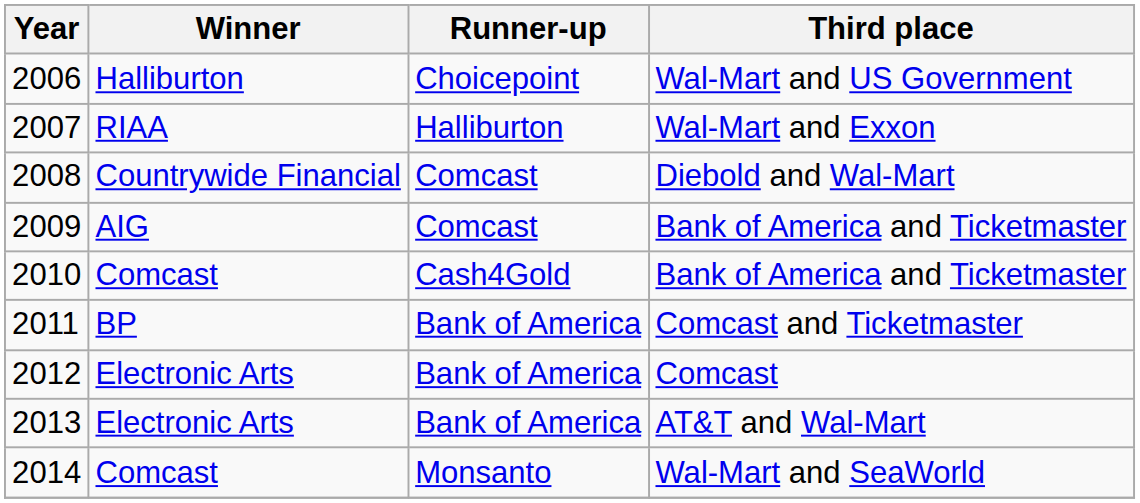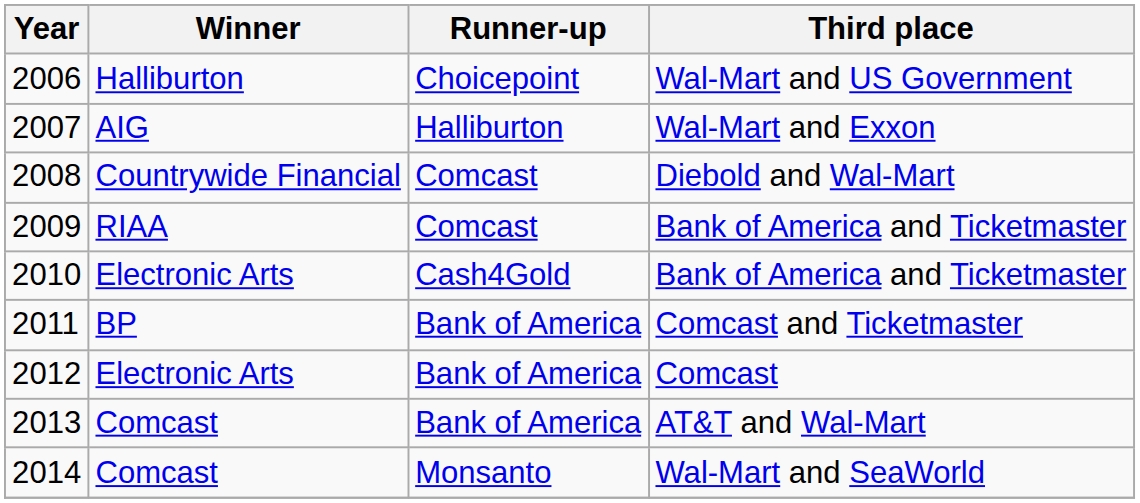(132, 127) RIAA -> (122, 127) AIG
(122, 226) AIG -> (132, 226) RIAA
(157, 275) Comcast -> (195, 275) Electronic Arts
(195, 422) Electronic Arts -> (157, 422) Comcast
